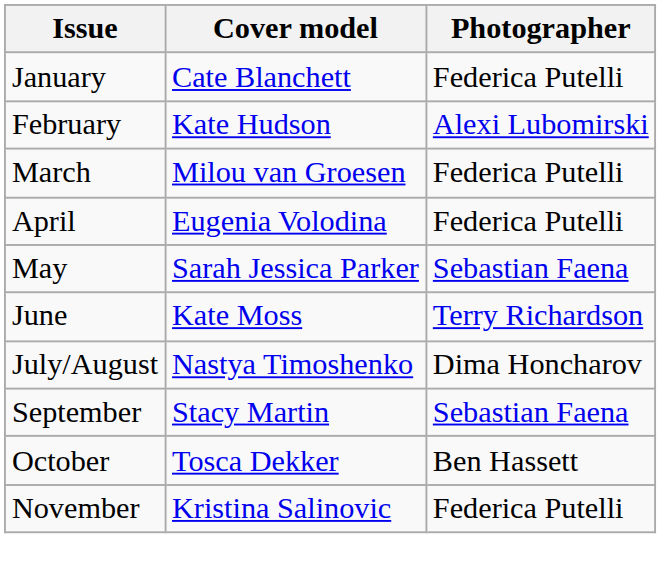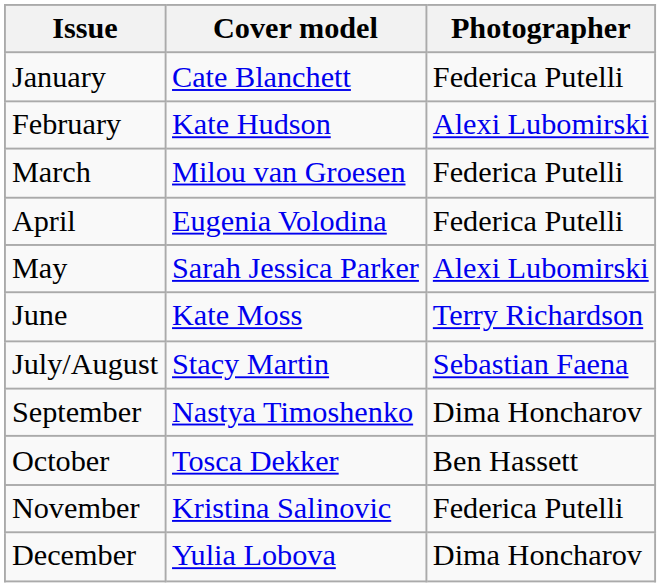(531, 268) Sebastian Faena -> (541, 268) Alexi Lubomirski
(293, 364) Nastya Timoshenko -> (251, 364) Stacy Martin
(537, 364) Dima Honcharov -> (531, 364) Sebastian Faena
(251, 412) Stacy Martin -> (293, 412) Nastya Timoshenko
(531, 412) Sebastian Faena -> (537, 412) Dima Honcharov
+ row: (74, 556)
